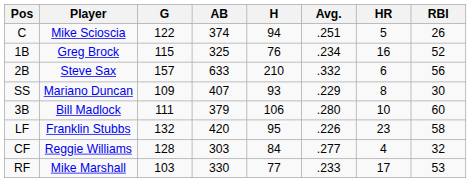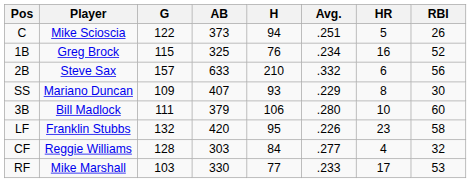(219, 33) 374 -> (219, 33) 373
